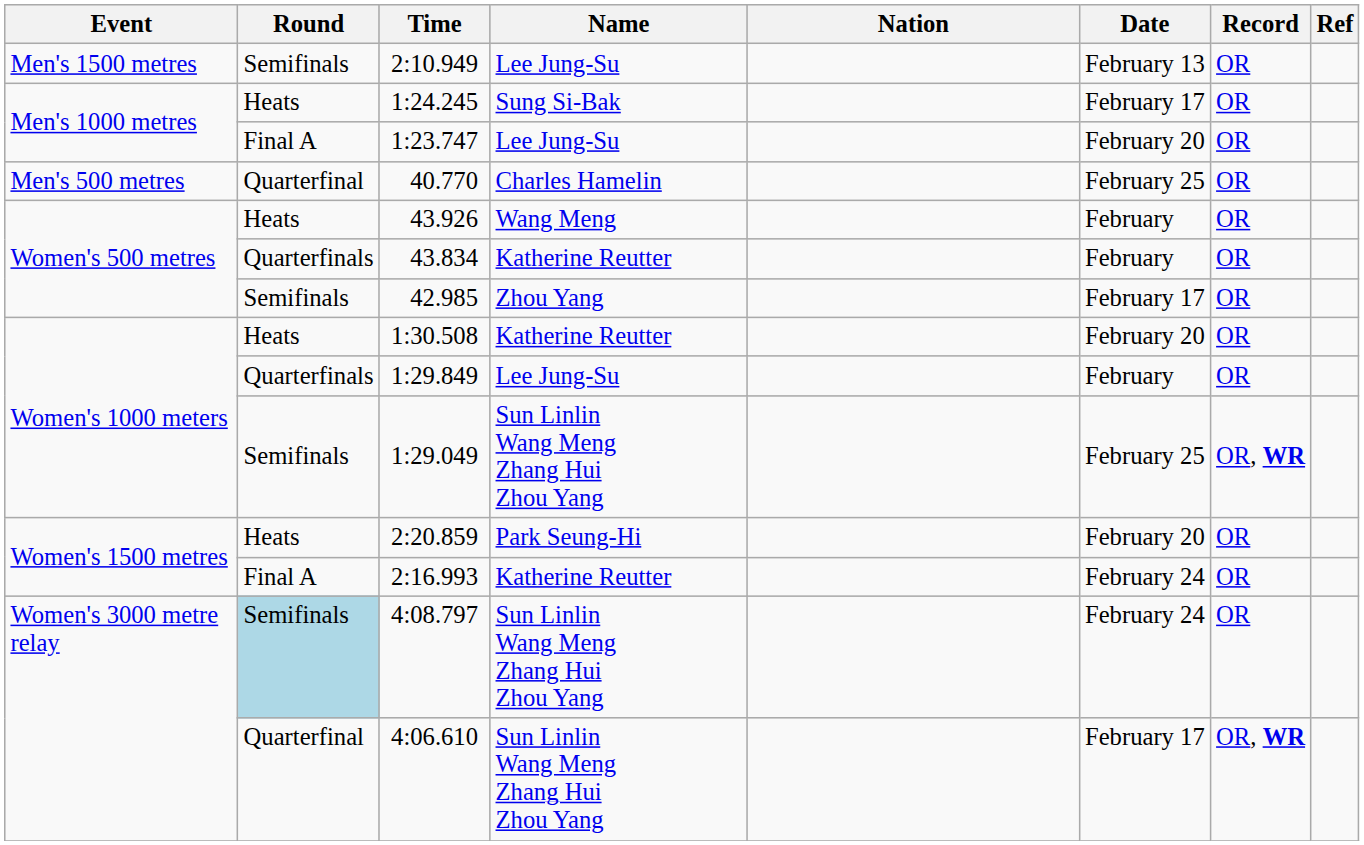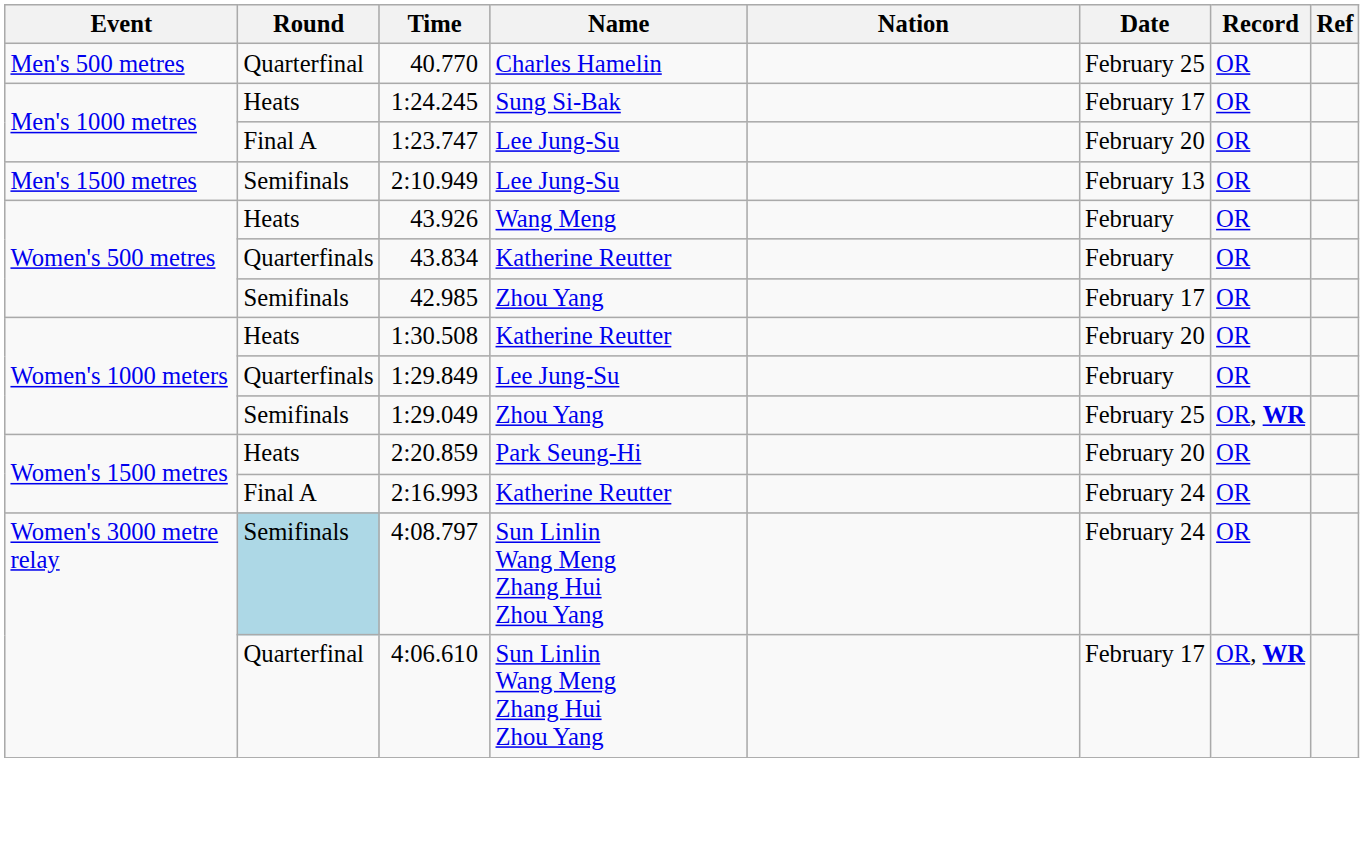rows swapped: (447, 180) <-> (438, 63)
(556, 456) Sun Linlin Wang Meng Zhang Hui Zhou Yang -> (550, 414) Zhou Yang
